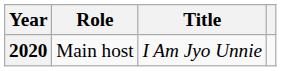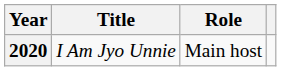columns swapped: (202, 19) <-> (95, 19)
